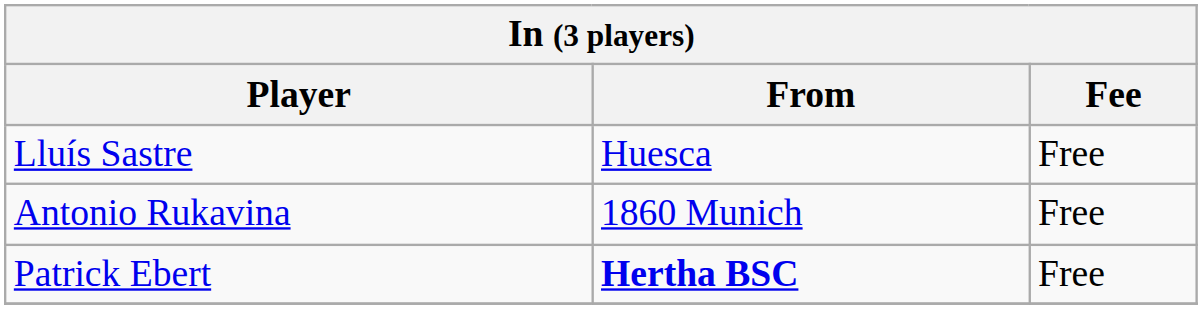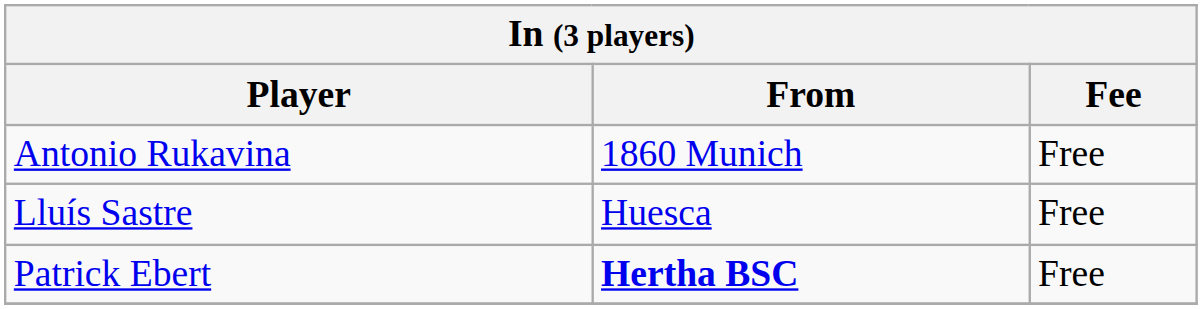rows swapped: (103, 153) <-> (152, 213)
